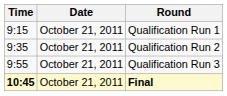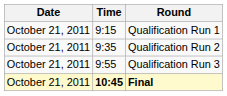columns swapped: (81, 13) <-> (21, 13)
